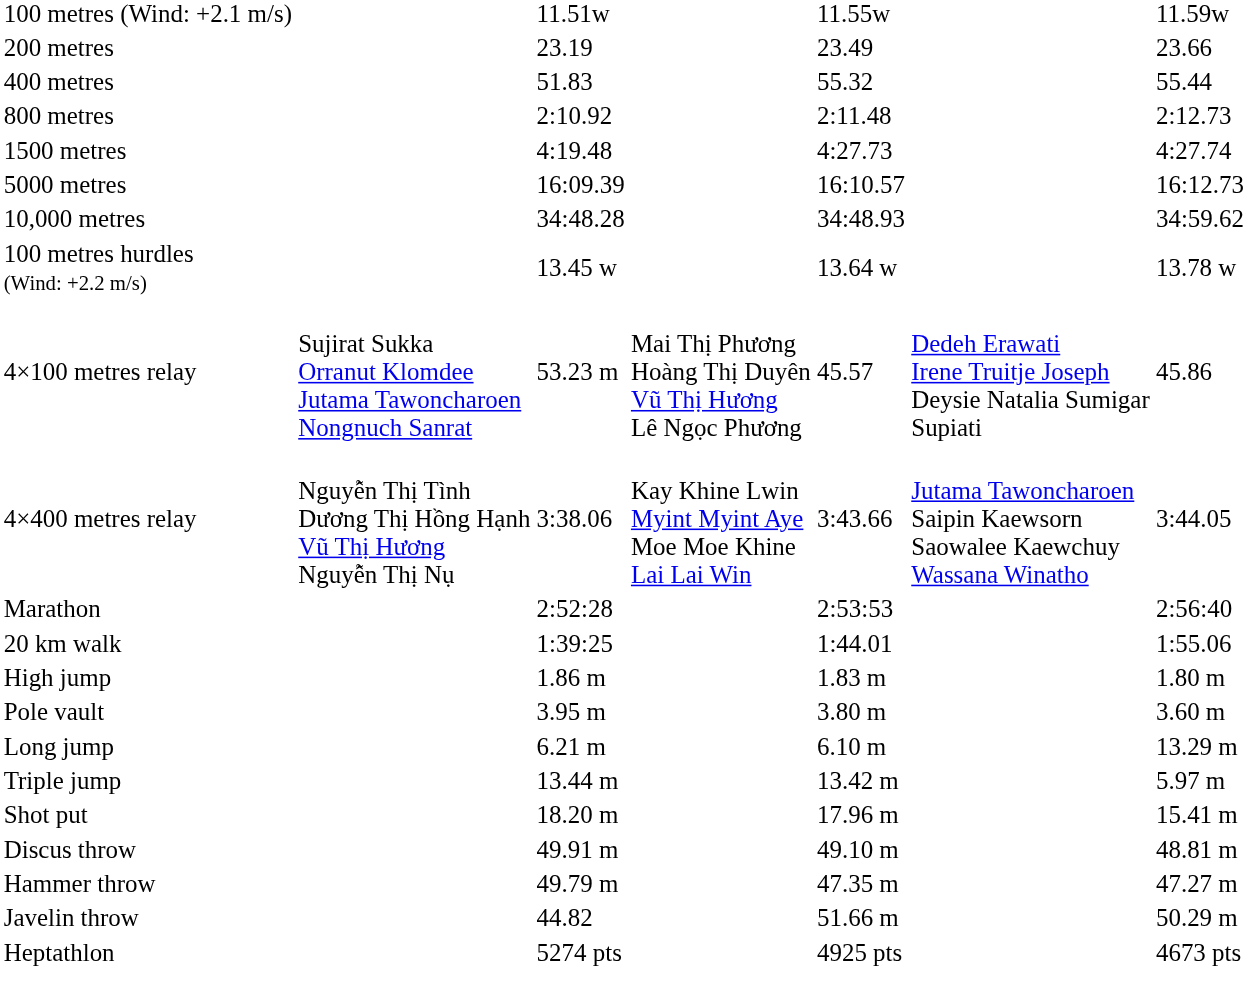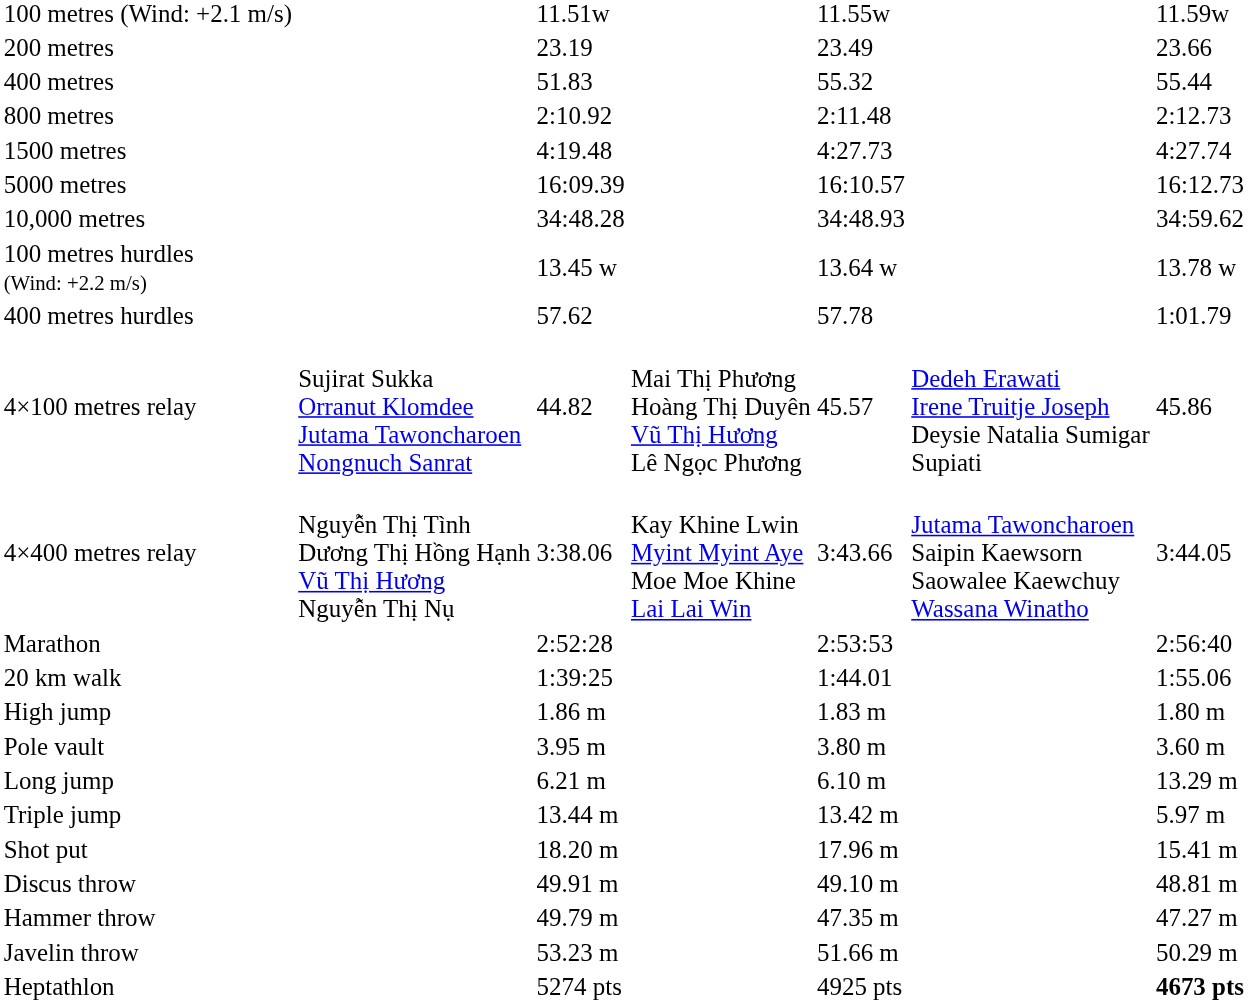+ row: (99, 316)
(578, 372) 53.23 m -> (565, 406) 44.82
(565, 918) 44.82 -> (578, 952) 53.23 m
(1199, 952) normal -> (1200, 986) bold
